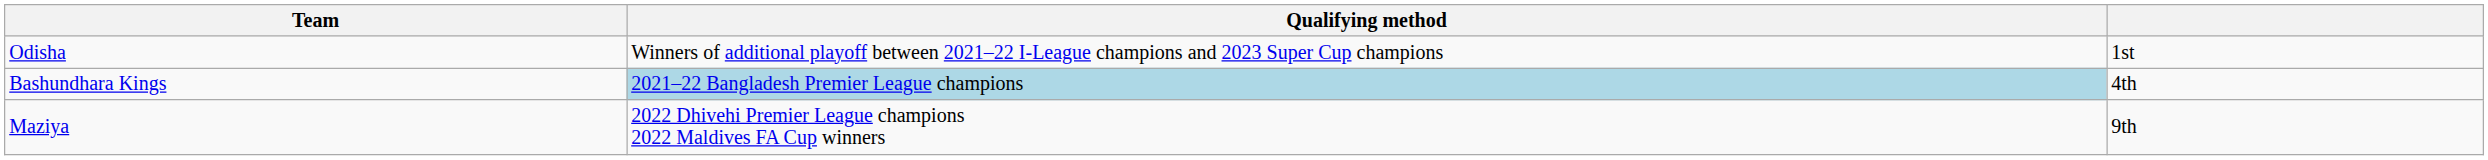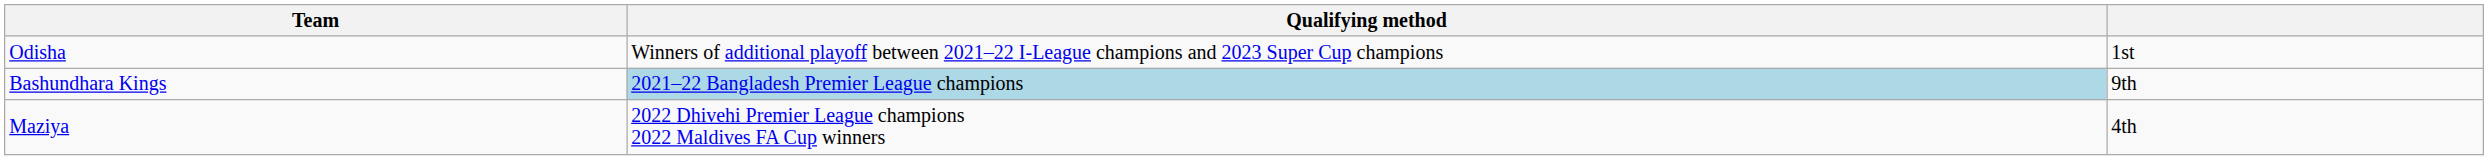(2124, 83) 4th -> (2124, 83) 9th
(2124, 126) 9th -> (2124, 126) 4th
